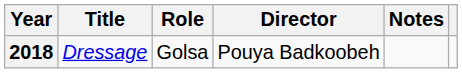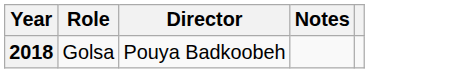- column: (105, 20)
